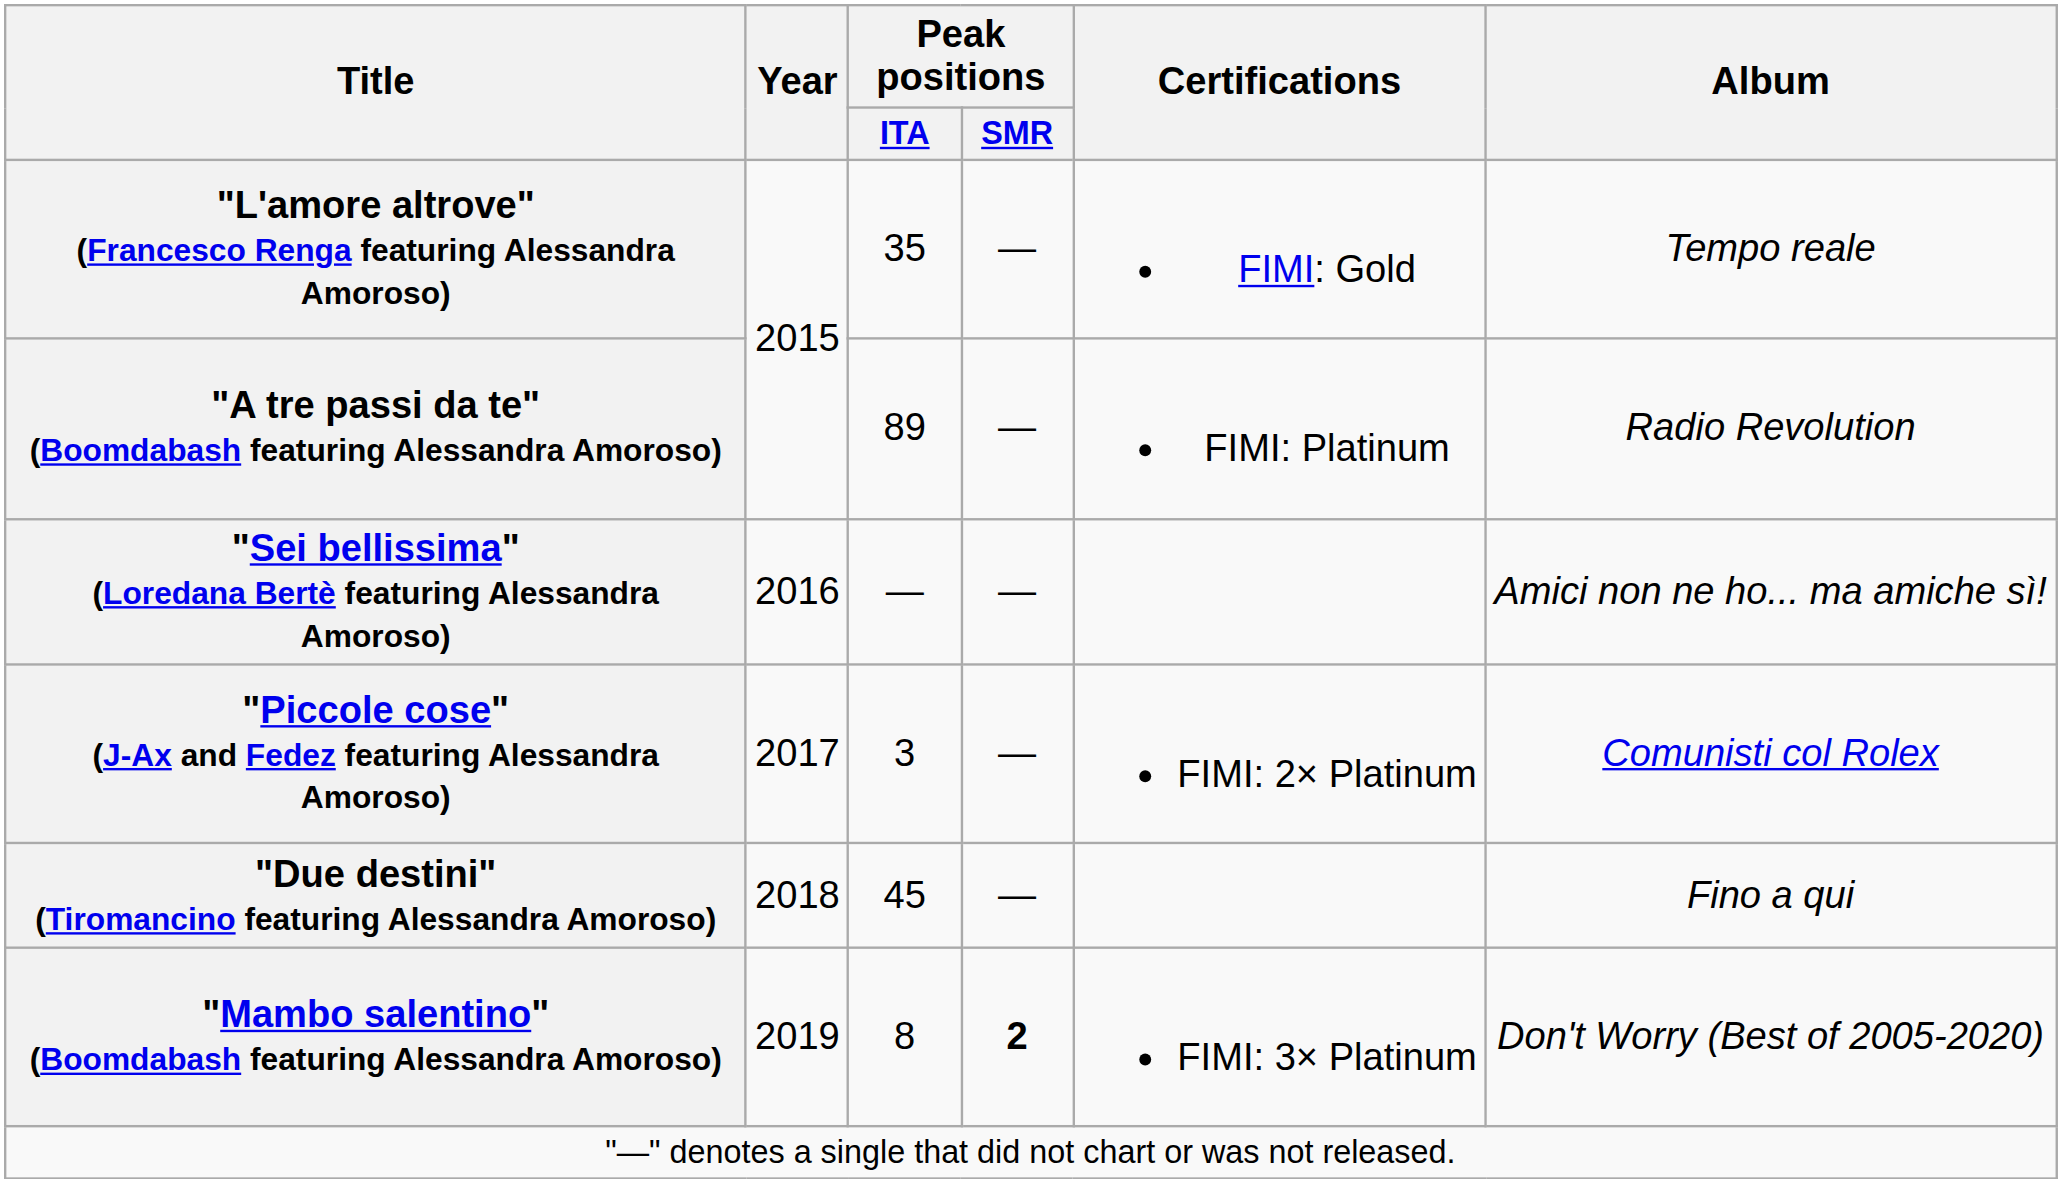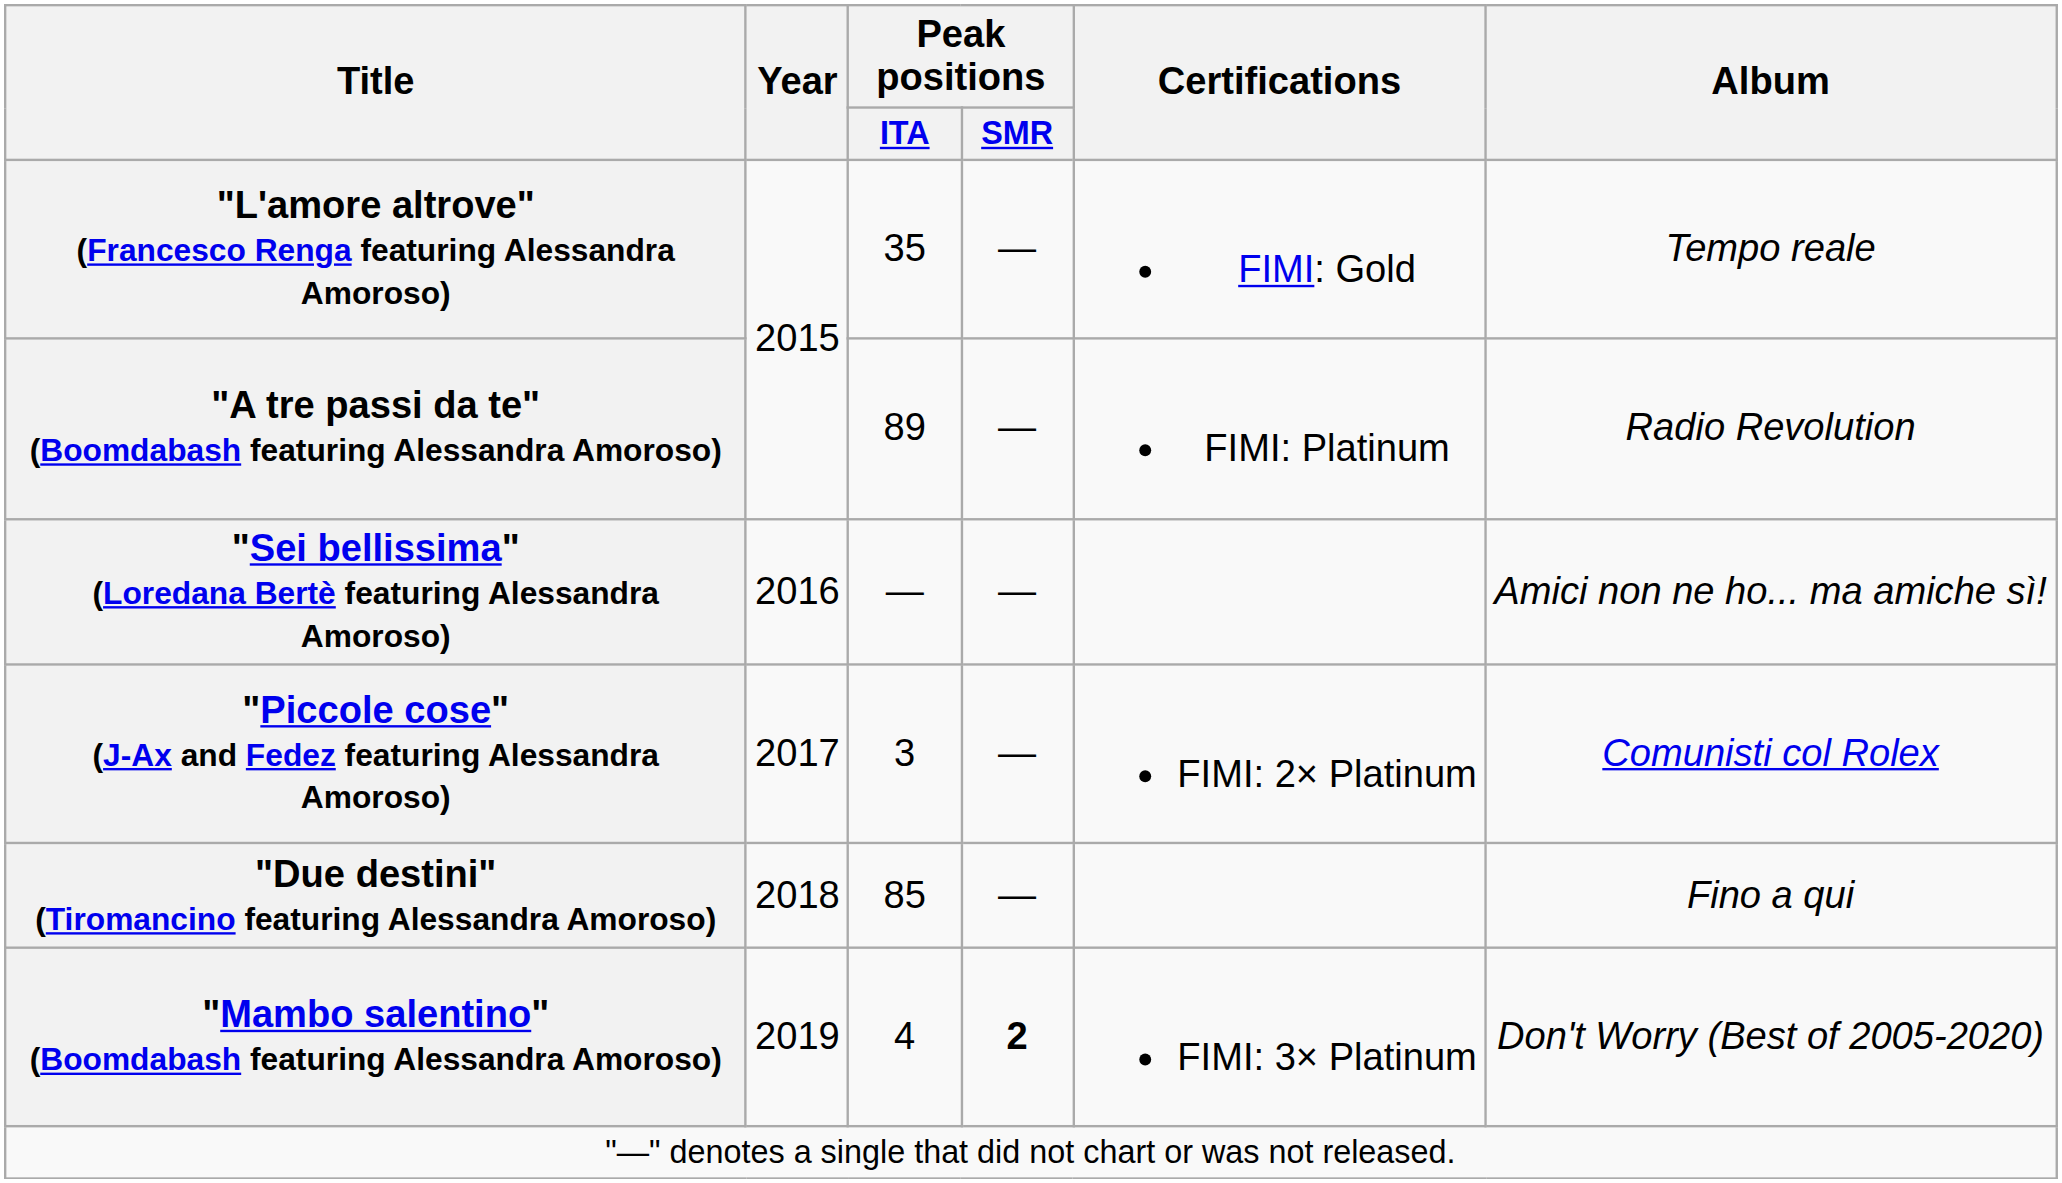(905, 894) 45 -> (905, 894) 85
(905, 1035) 8 -> (905, 1035) 4
